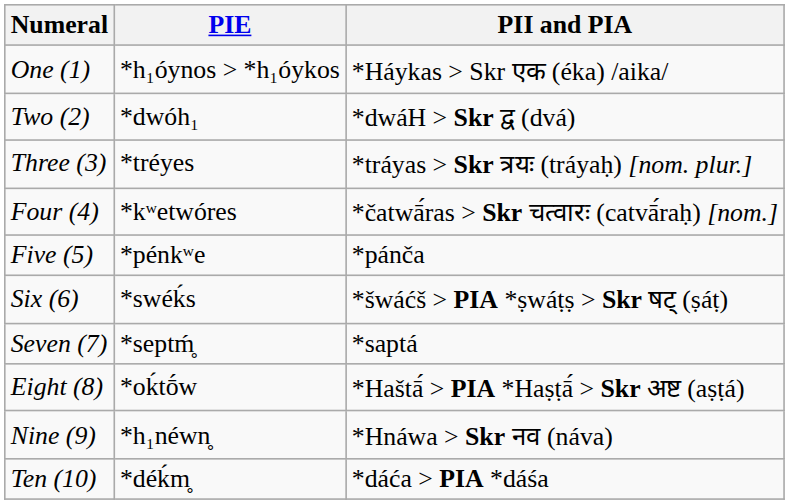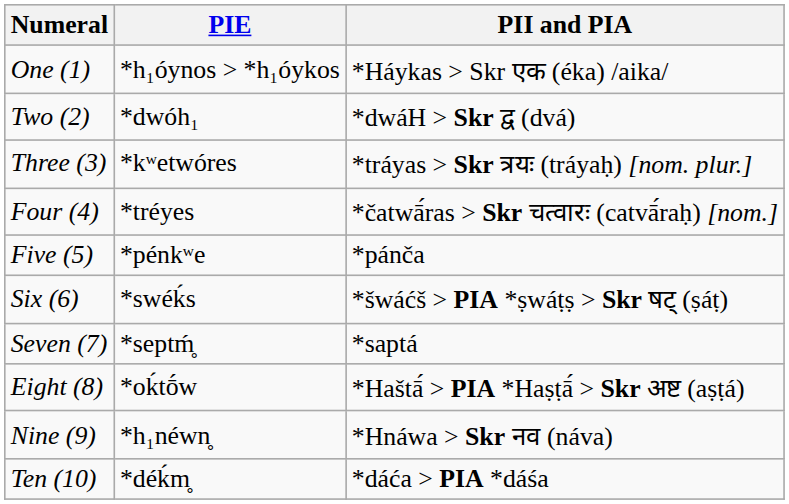(157, 163) *tréyes -> (178, 163) *kʷetwóres
(178, 210) *kʷetwóres -> (157, 210) *tréyes
